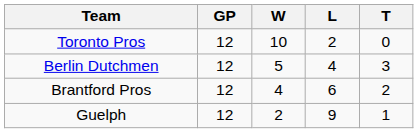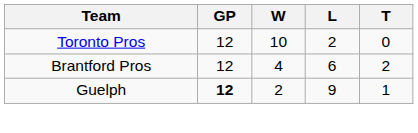- row: (101, 66)
(225, 115) normal -> (225, 90) bold
